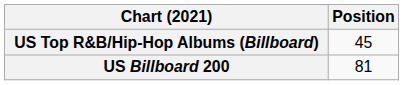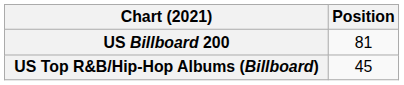rows swapped: (167, 67) <-> (167, 42)
